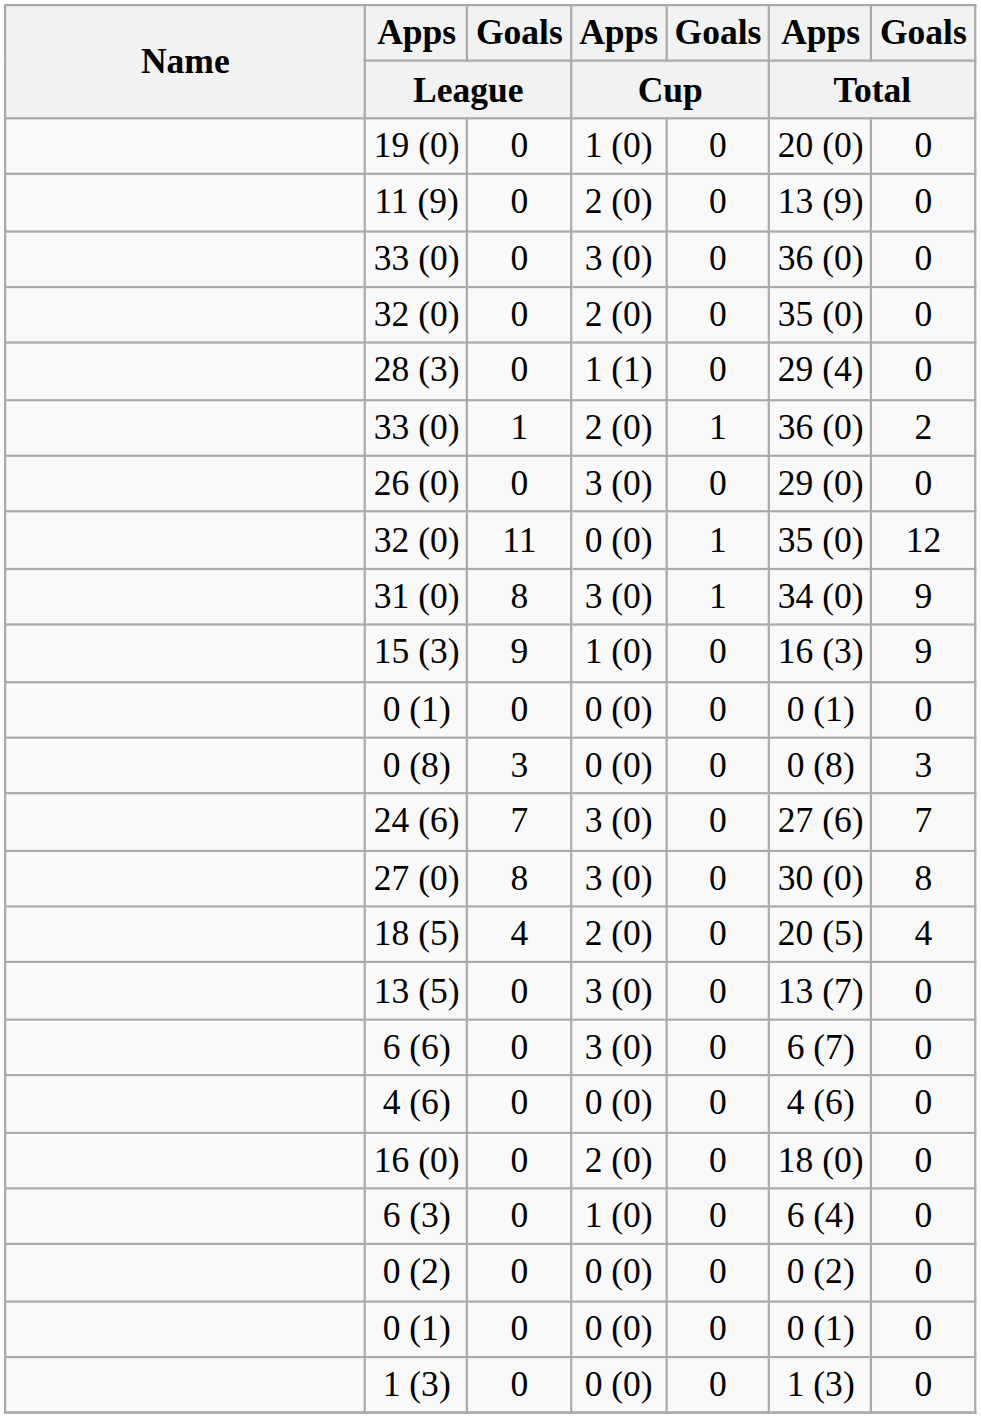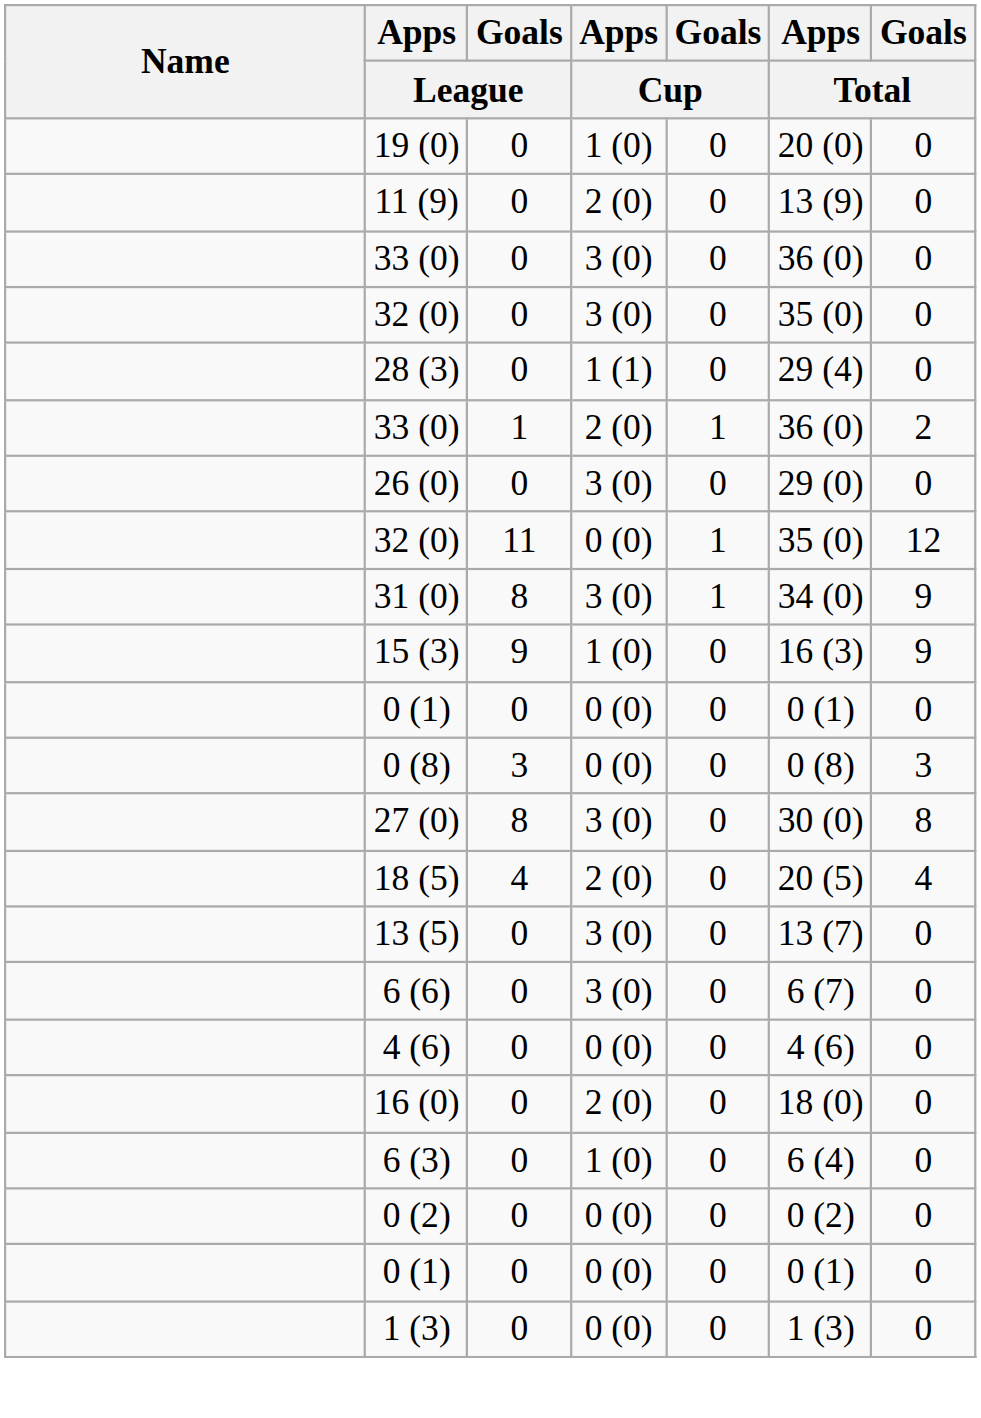(619, 314) 2 (0) -> (619, 314) 3 (0)
- row: (417, 821)
